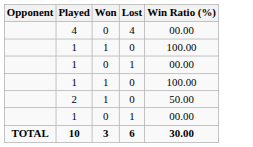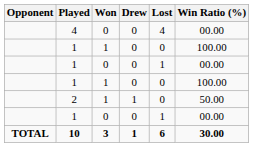+ column: (134, 13)
